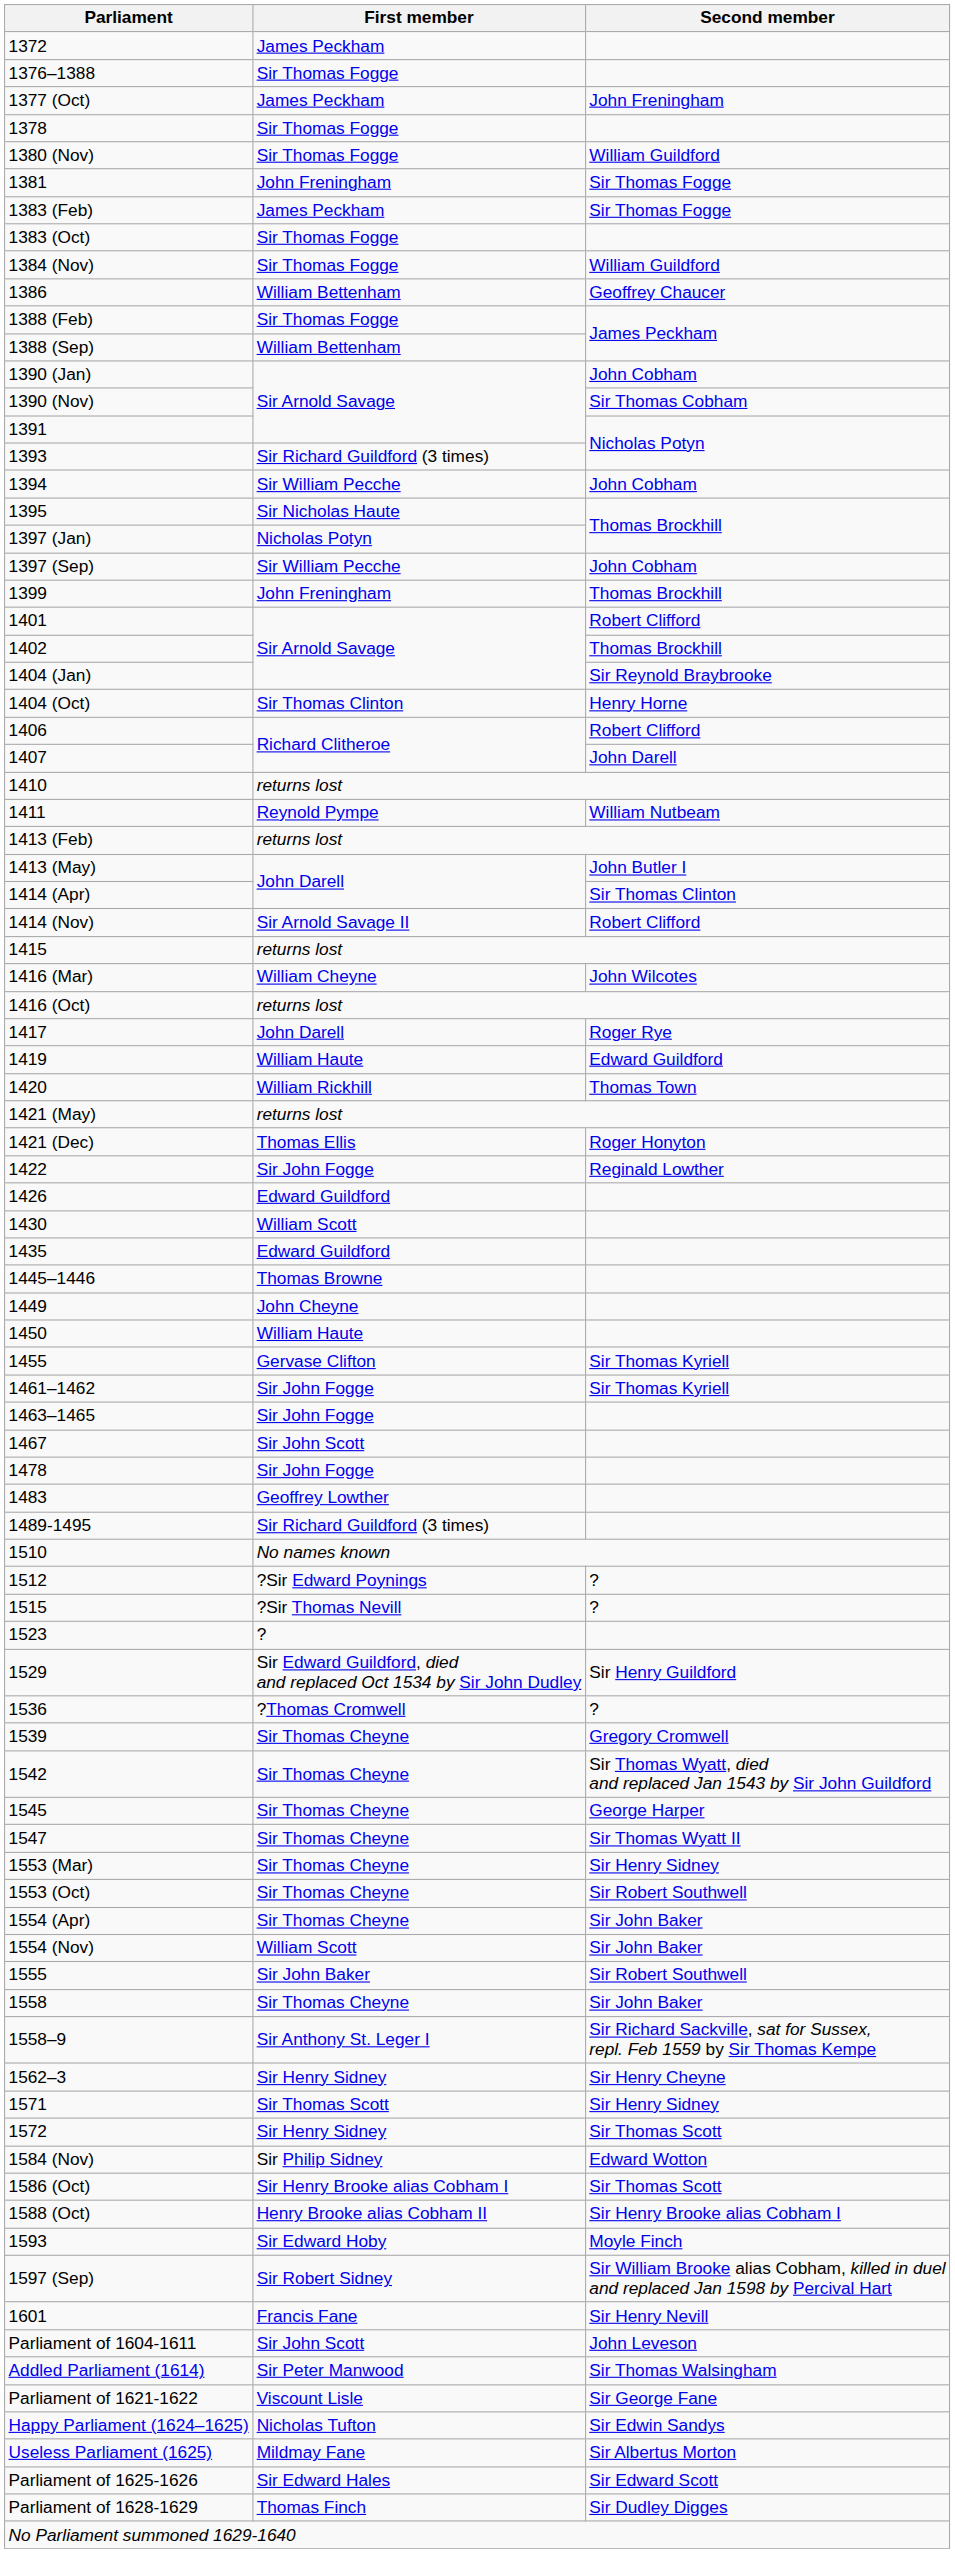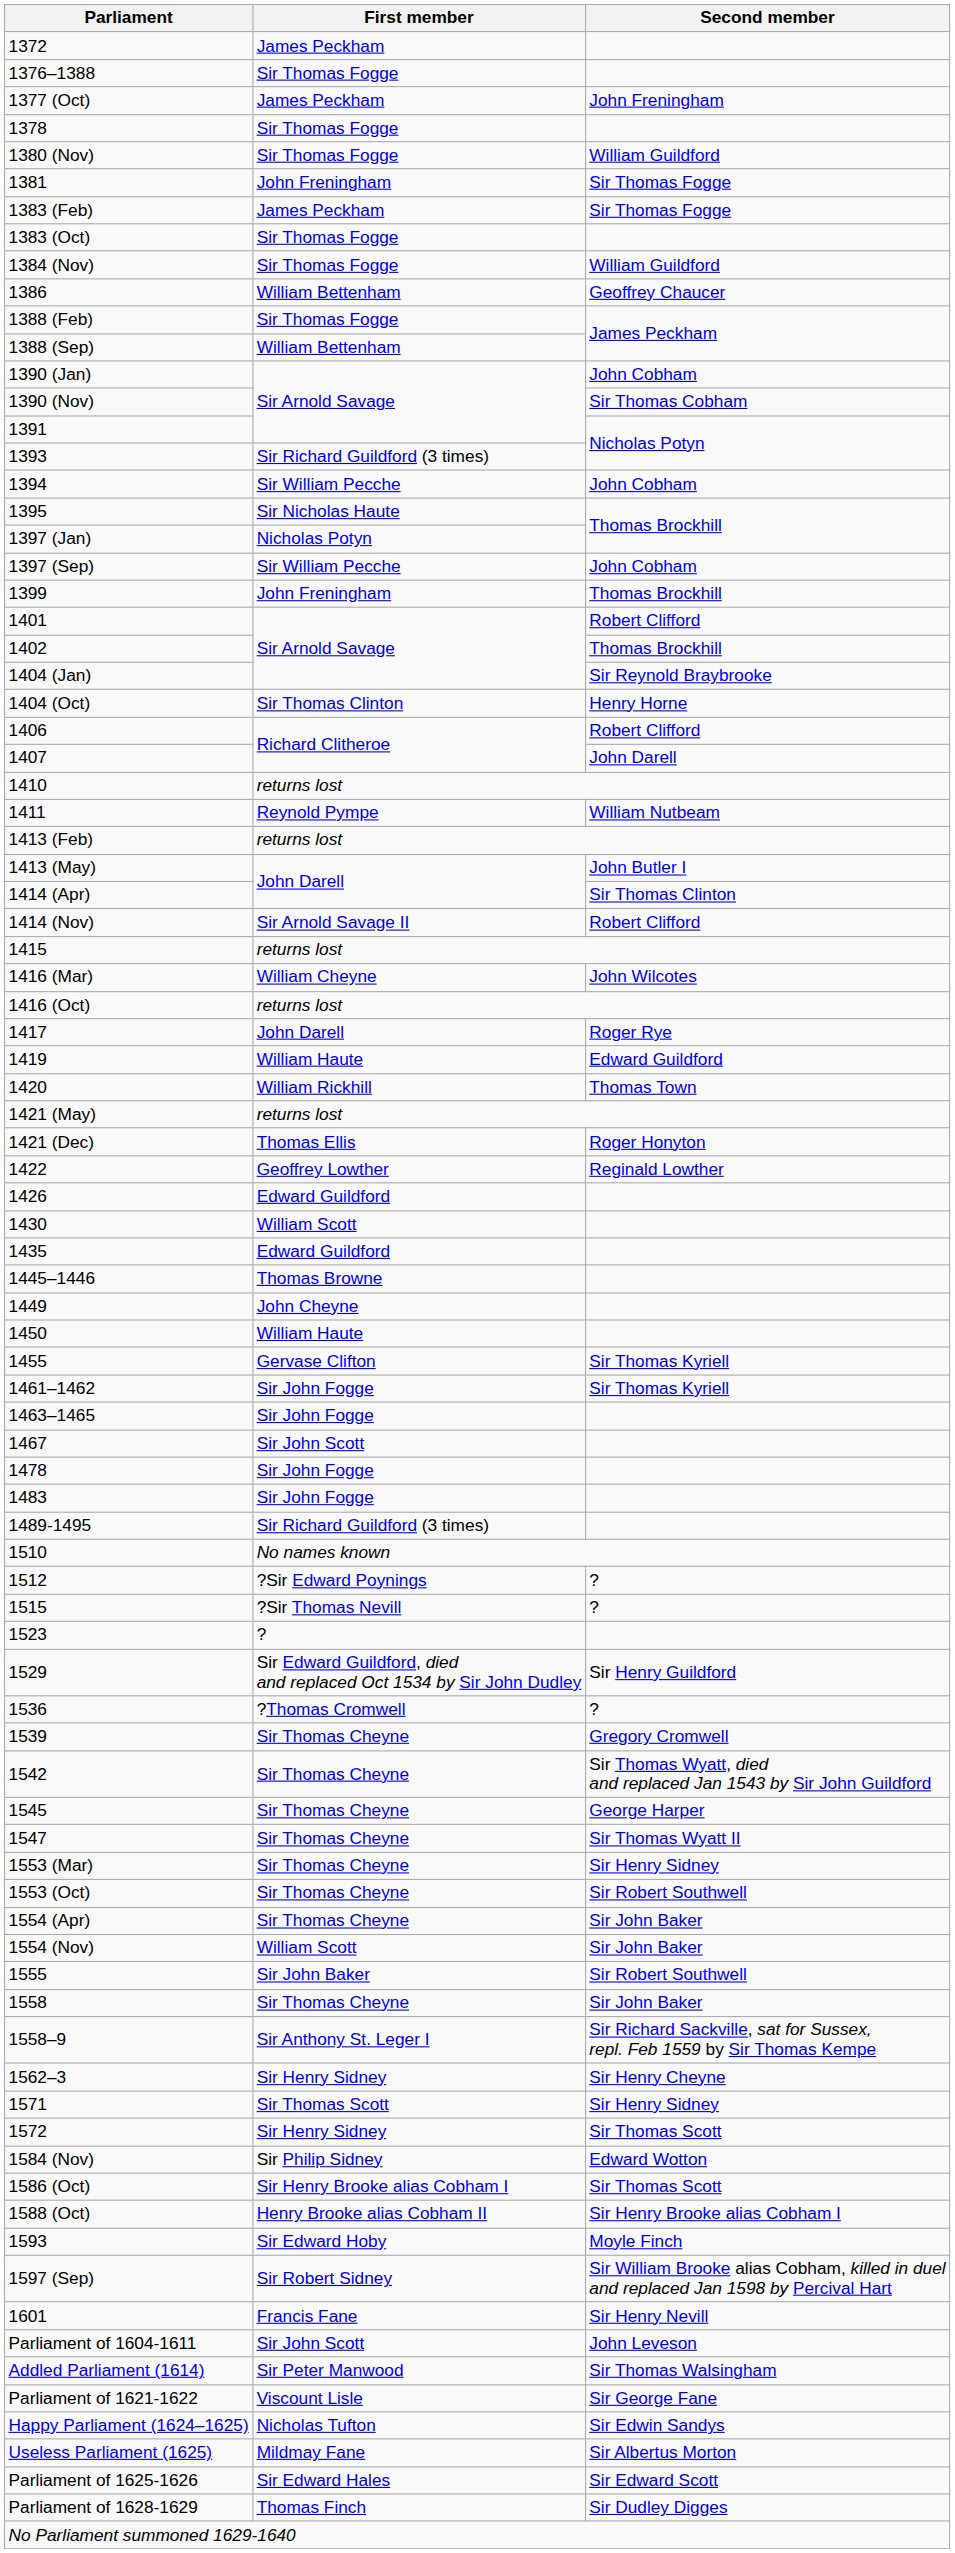(315, 1169) Sir John Fogge -> (323, 1169) Geoffrey Lowther
(323, 1498) Geoffrey Lowther -> (315, 1498) Sir John Fogge
